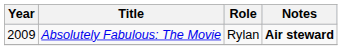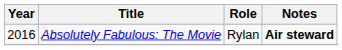(21, 34) 2009 -> (21, 34) 2016
